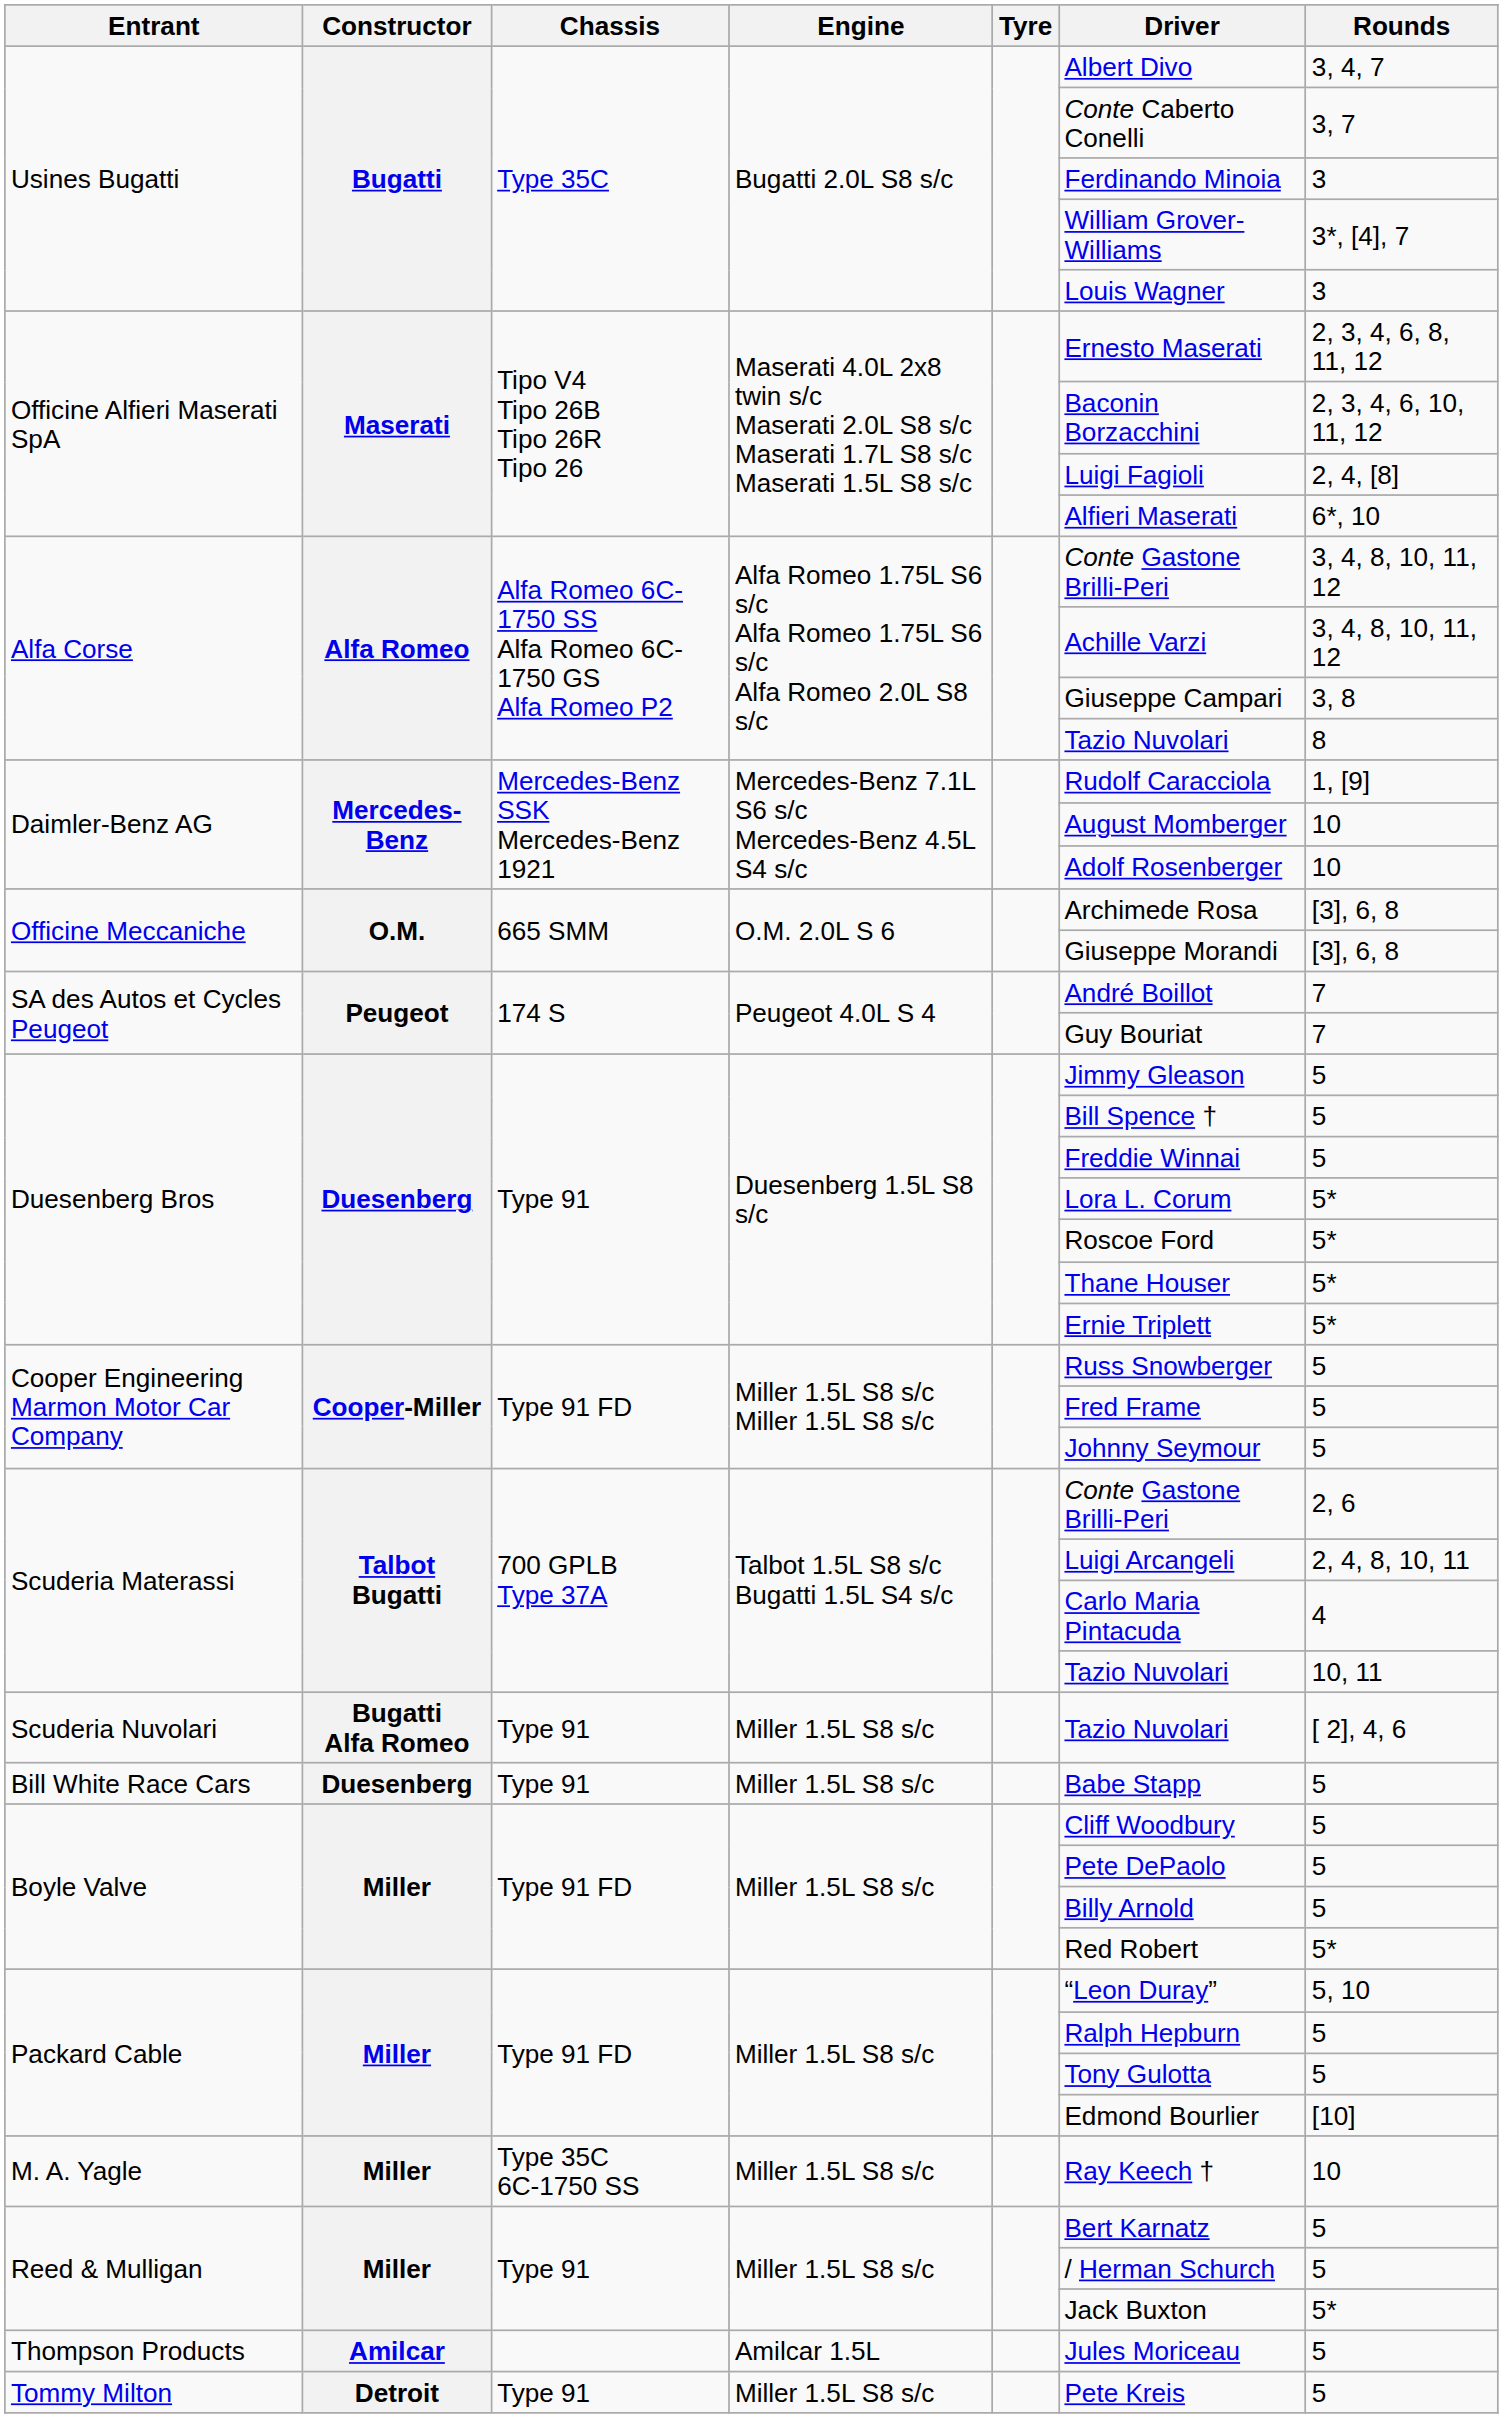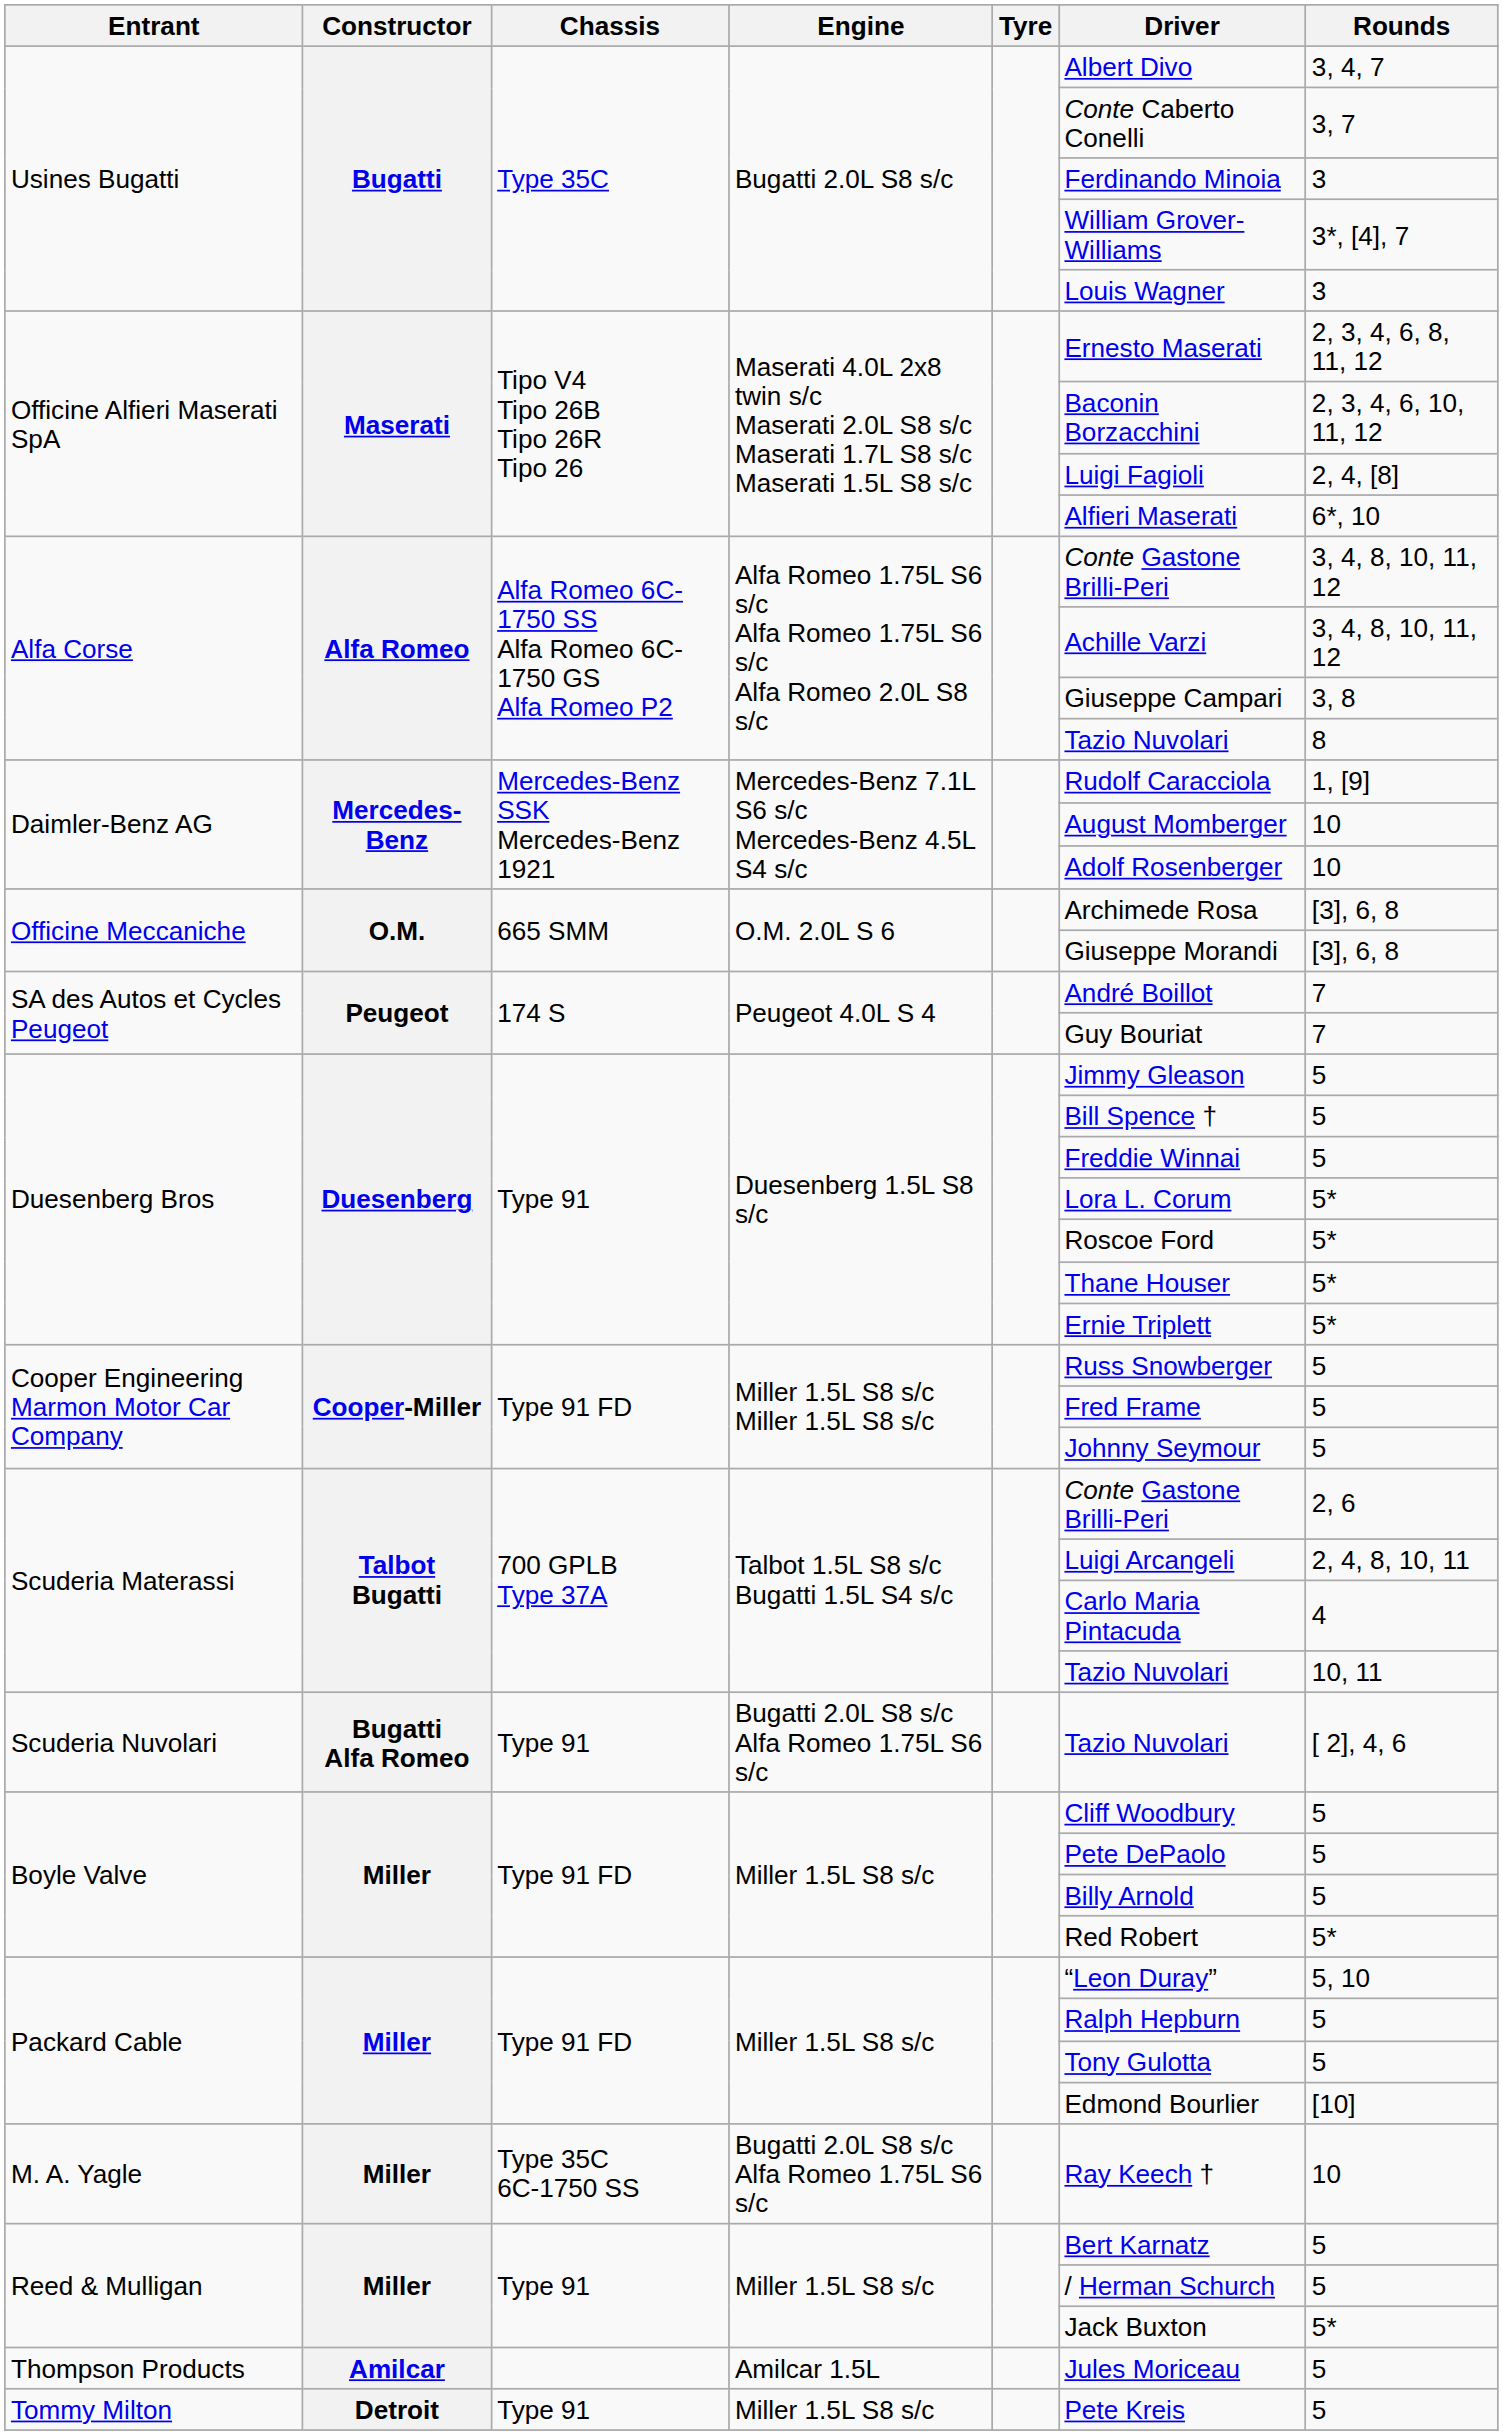(835, 1728) Miller 1.5L S8 s/c -> (859, 1742) Bugatti 2.0L S8 s/c Alfa Romeo 1.75L S6 s/c
- row: (131, 1784)
(835, 2171) Miller 1.5L S8 s/c -> (859, 2173) Bugatti 2.0L S8 s/c Alfa Romeo 1.75L S6 s/c
